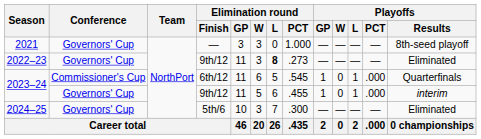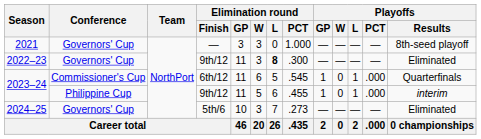(298, 61) .273 -> (298, 61) .300
(98, 93) Governors' Cup -> (98, 93) Philippine Cup
(298, 110) .300 -> (298, 110) .273
